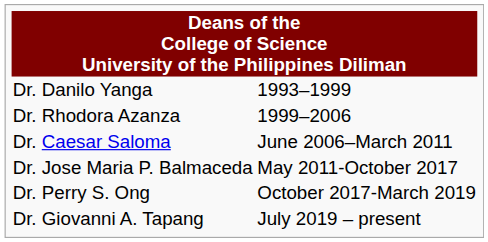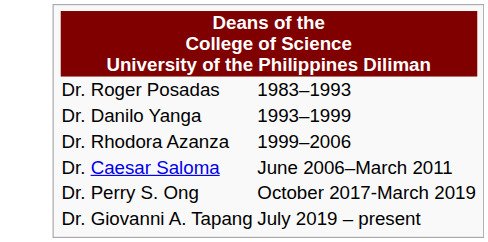+ row: (141, 90)
- row: (133, 167)
